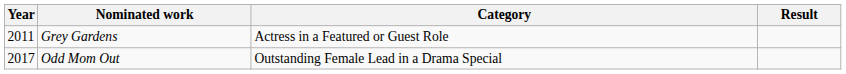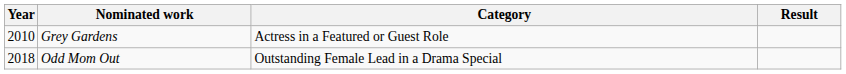(21, 36) 2011 -> (21, 36) 2010
(21, 58) 2017 -> (21, 58) 2018
